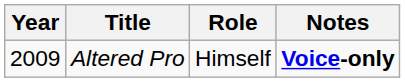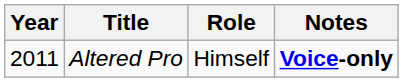(35, 58) 2009 -> (34, 58) 2011
